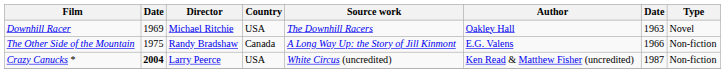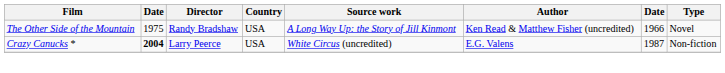- row: (39, 28)
(260, 44) Canada -> (255, 28) USA
(490, 44) E.G. Valens -> (550, 28) Ken Read & Matthew Fisher (uncredited)
(693, 44) Non-fiction -> (682, 28) Novel
(550, 60) Ken Read & Matthew Fisher (uncredited) -> (490, 44) E.G. Valens
